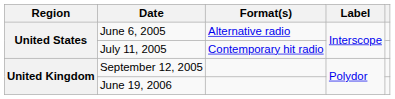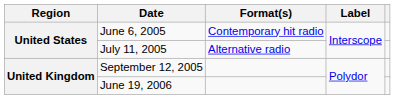(249, 31) Alternative radio -> (266, 31) Contemporary hit radio
(266, 49) Contemporary hit radio -> (249, 49) Alternative radio
